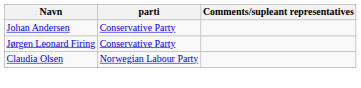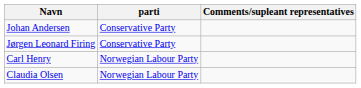+ row: (29, 59)
